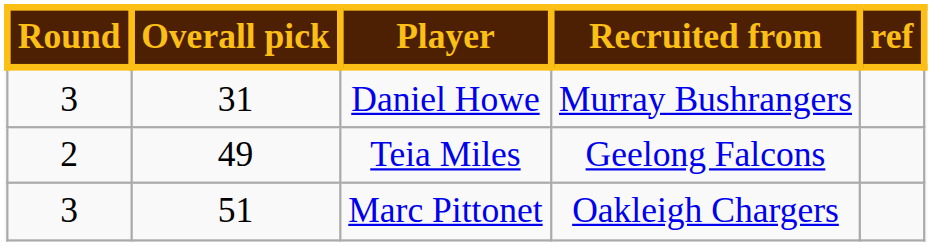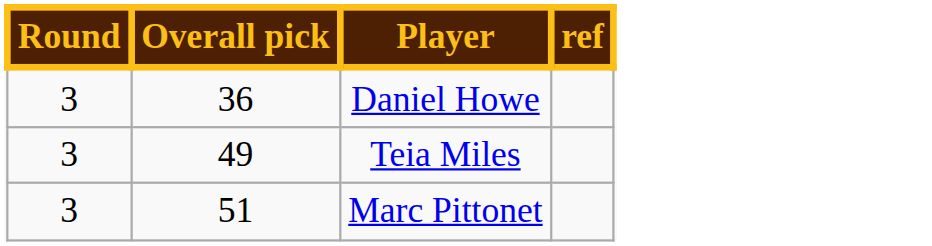- column: (705, 37)
(235, 97) 31 -> (235, 97) 36
(69, 154) 2 -> (69, 154) 3
